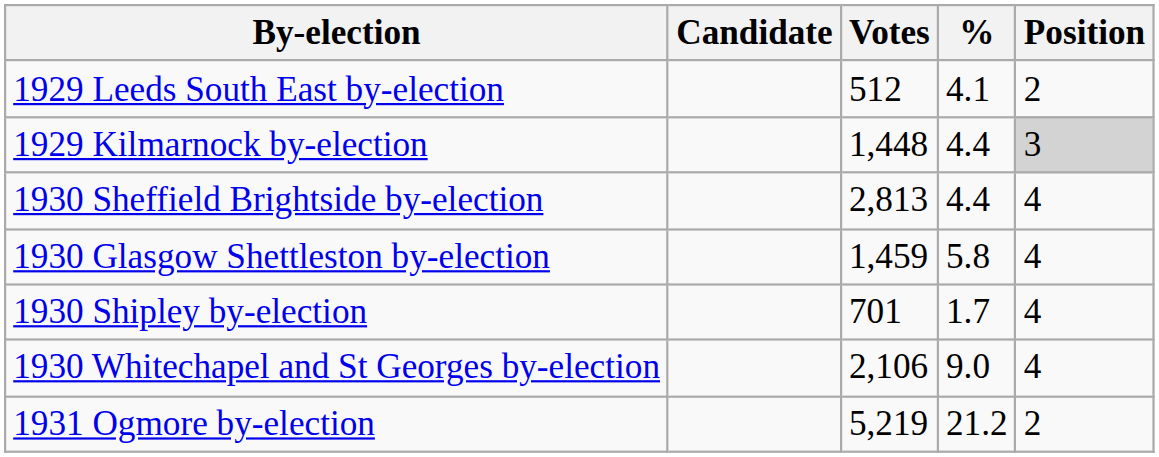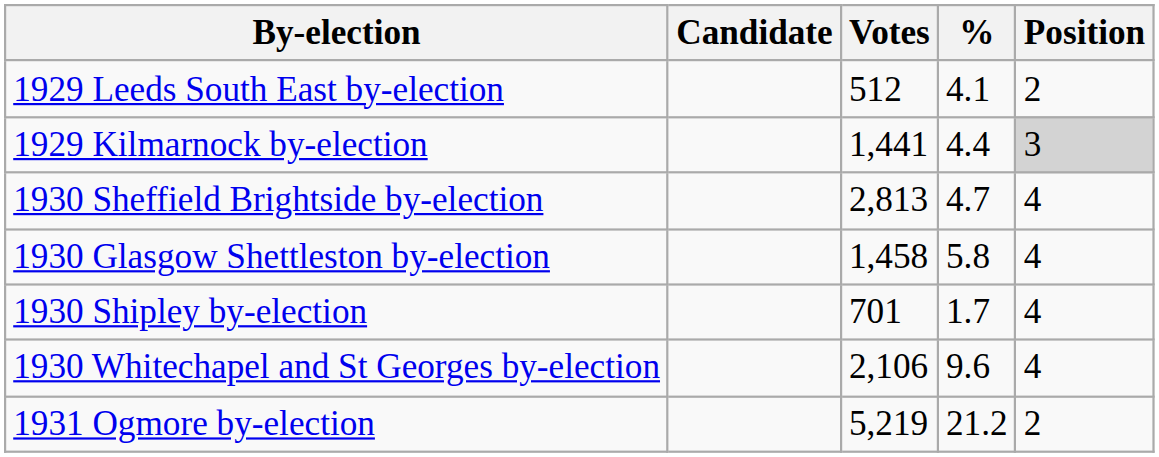(889, 144) 1,448 -> (889, 144) 1,441
(968, 199) 4.4 -> (968, 199) 4.7
(889, 255) 1,459 -> (889, 255) 1,458
(968, 367) 9.0 -> (968, 367) 9.6
